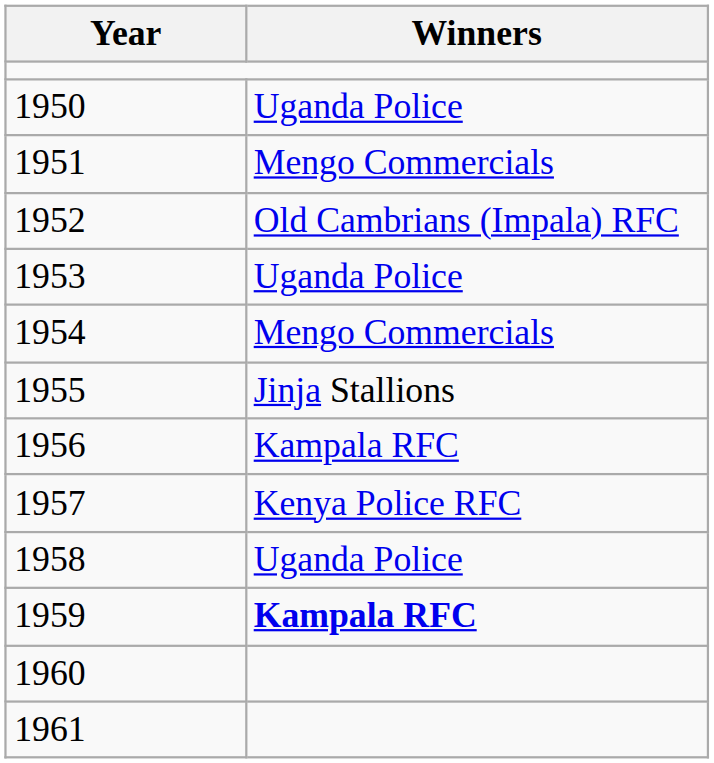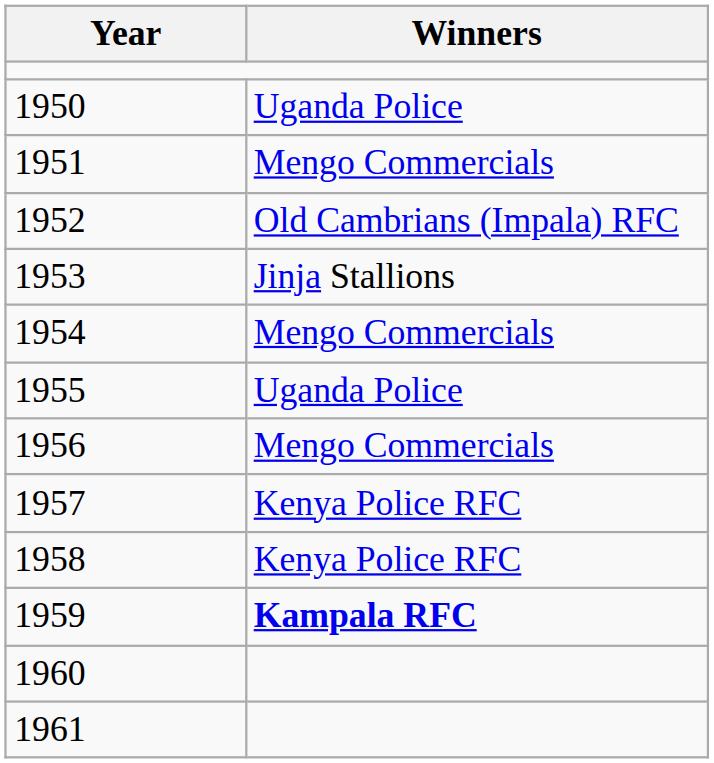(358, 276) Uganda Police -> (354, 276) Jinja Stallions
(354, 389) Jinja Stallions -> (358, 389) Uganda Police
(356, 446) Kampala RFC -> (404, 446) Mengo Commercials
(358, 559) Uganda Police -> (388, 559) Kenya Police RFC
